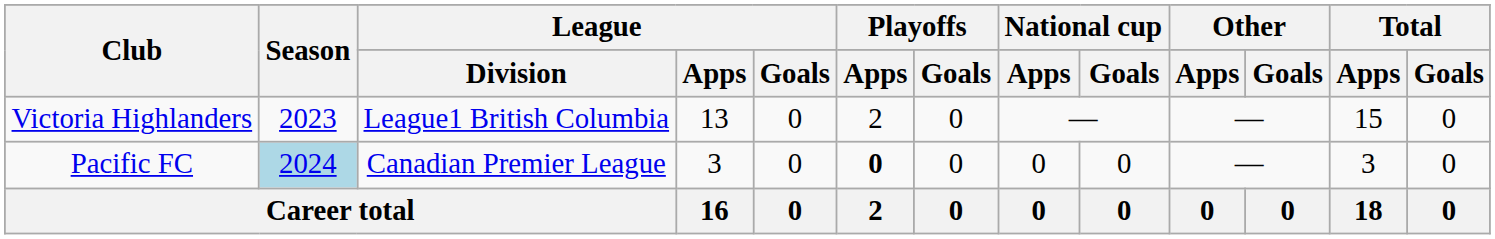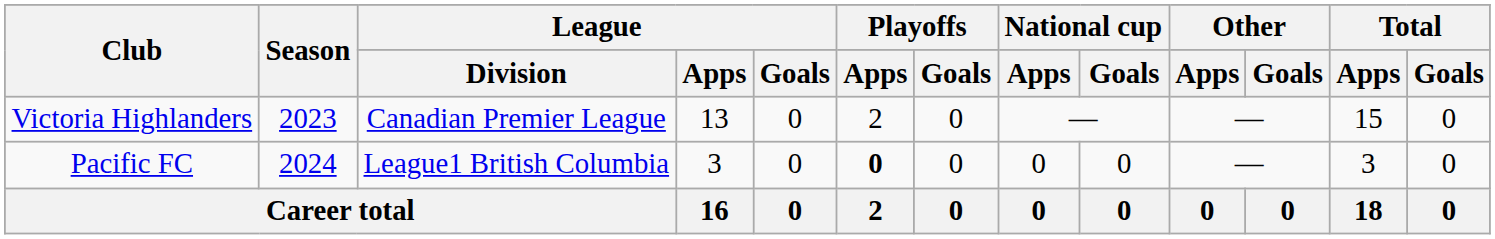(516, 118) League1 British Columbia -> (516, 118) Canadian Premier League
(308, 164) lightblue background -> (308, 164) no background
(516, 164) Canadian Premier League -> (516, 164) League1 British Columbia
